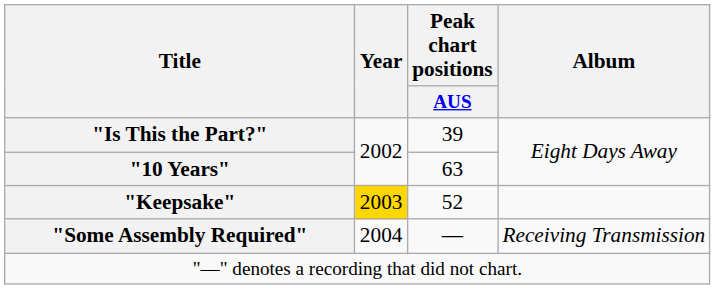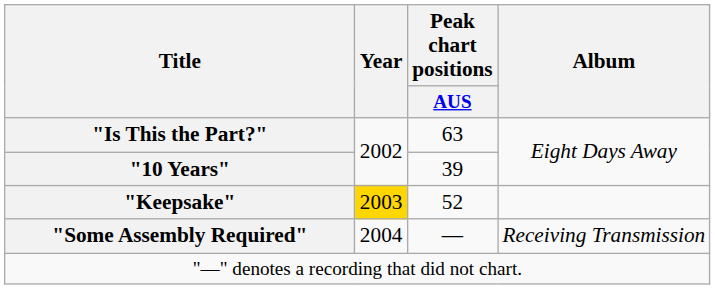(452, 134) 39 -> (452, 134) 63
(452, 168) 63 -> (452, 168) 39
